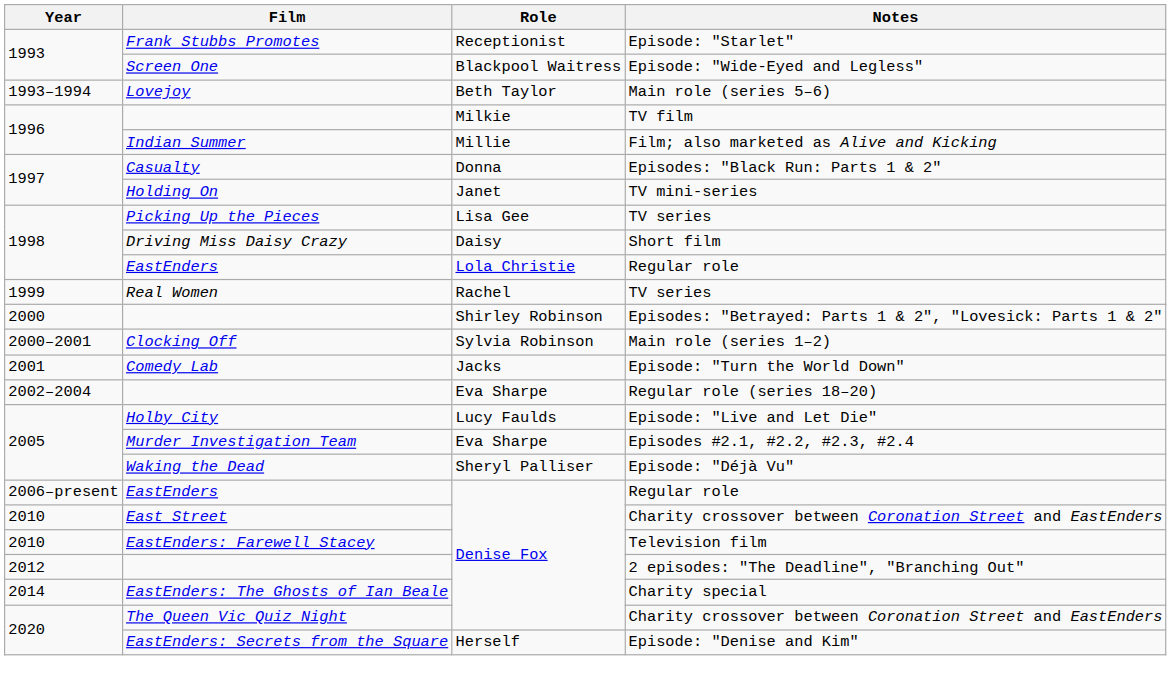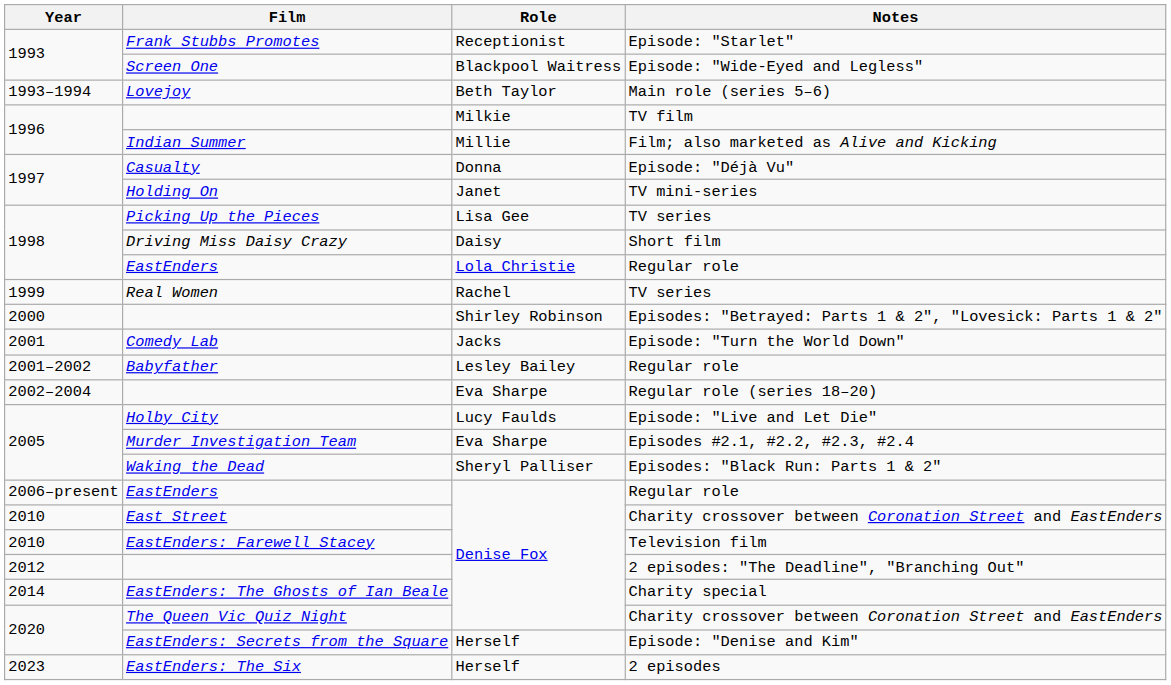(785, 167) Episodes: "Black Run: Parts 1 & 2" -> (711, 167) Episode: "Déjà Vu"
- row: (181, 342)
+ row: (172, 367)
(711, 467) Episode: "Déjà Vu" -> (785, 467) Episodes: "Black Run: Parts 1 & 2"
+ row: (213, 667)
